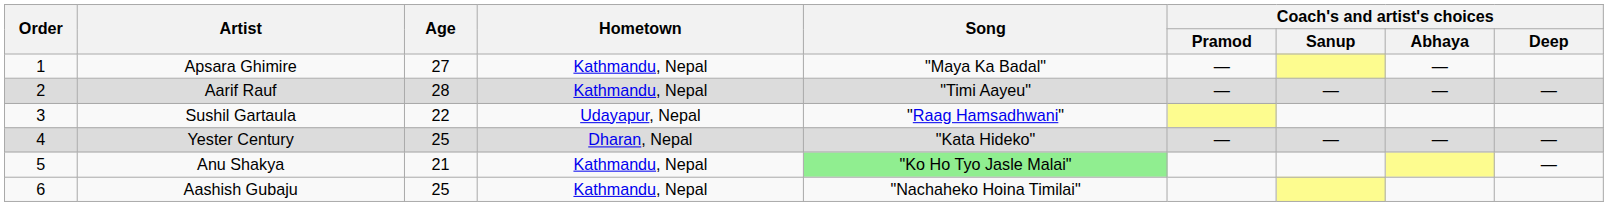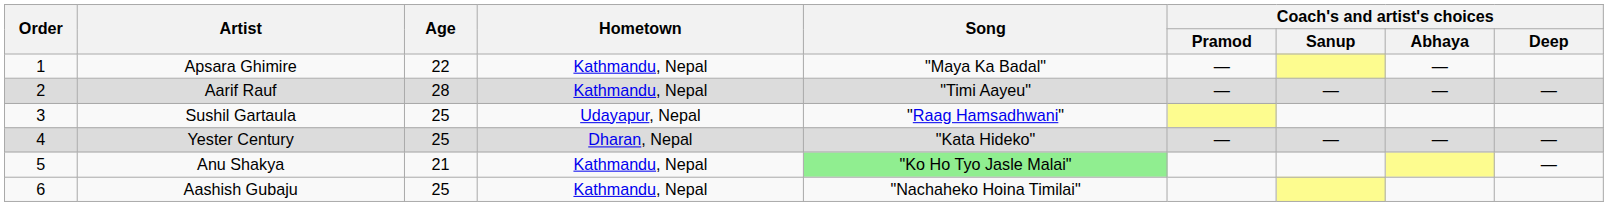(441, 66) 27 -> (441, 66) 22
(441, 115) 22 -> (441, 115) 25
